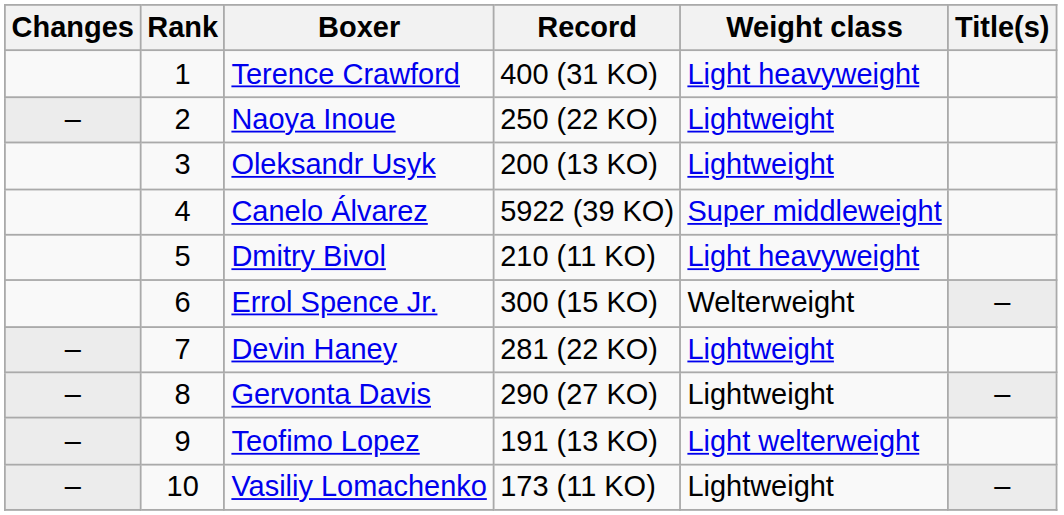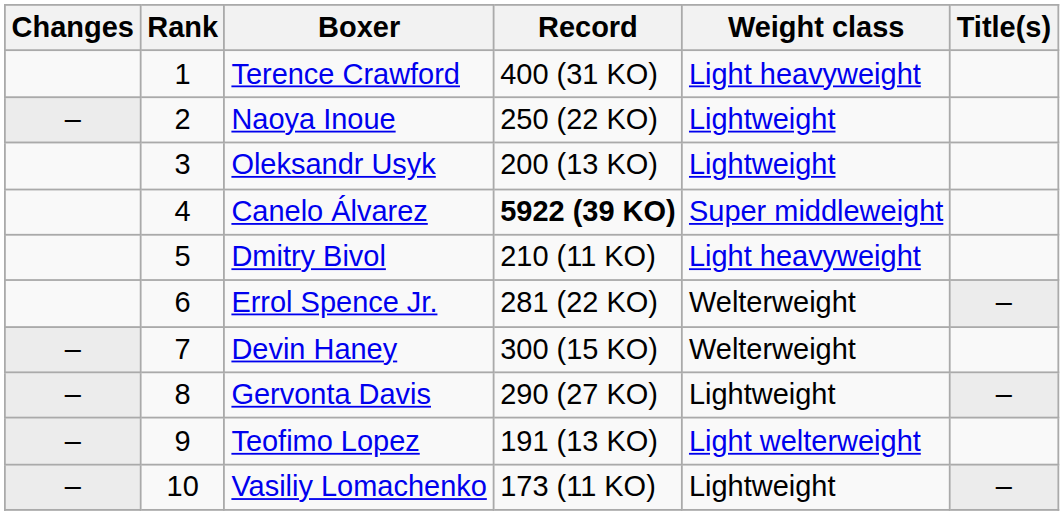(587, 211) normal -> (588, 211) bold
(579, 303) 300 (15 KO) -> (579, 303) 281 (22 KO)
(579, 348) 281 (22 KO) -> (579, 348) 300 (15 KO)
(761, 348) Lightweight -> (772, 348) Welterweight
